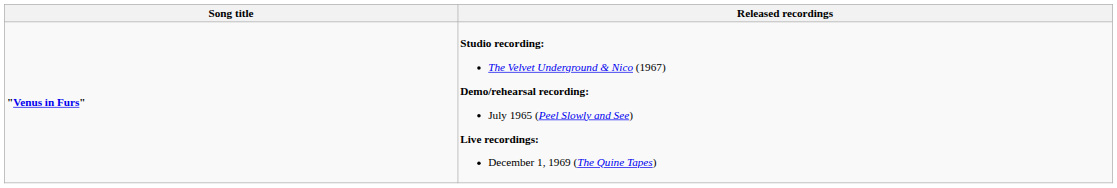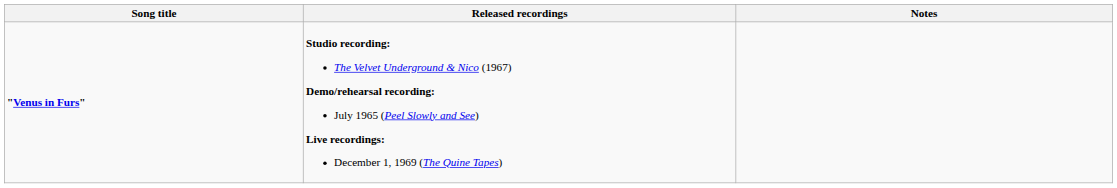+ column: (924, 13)
